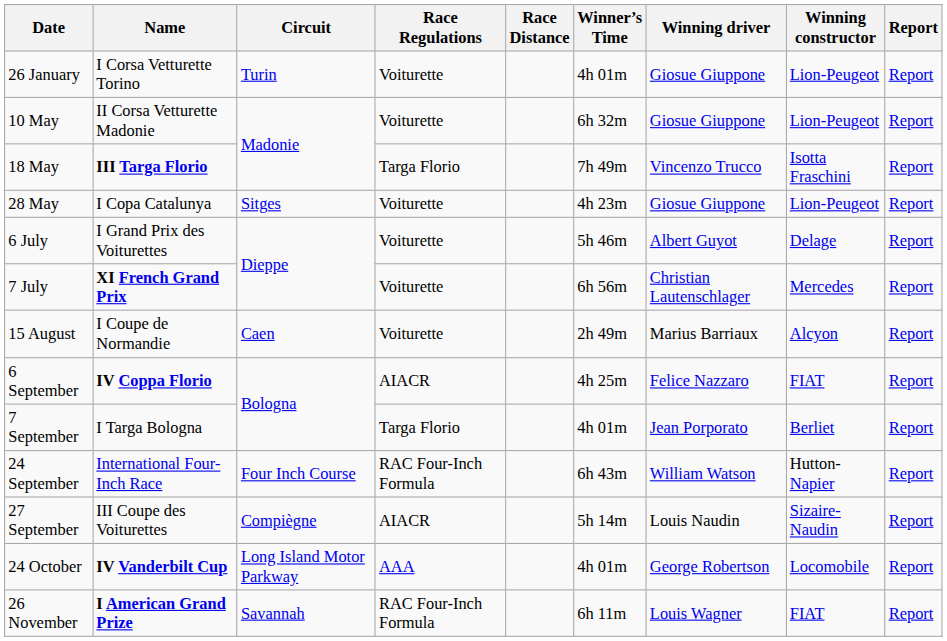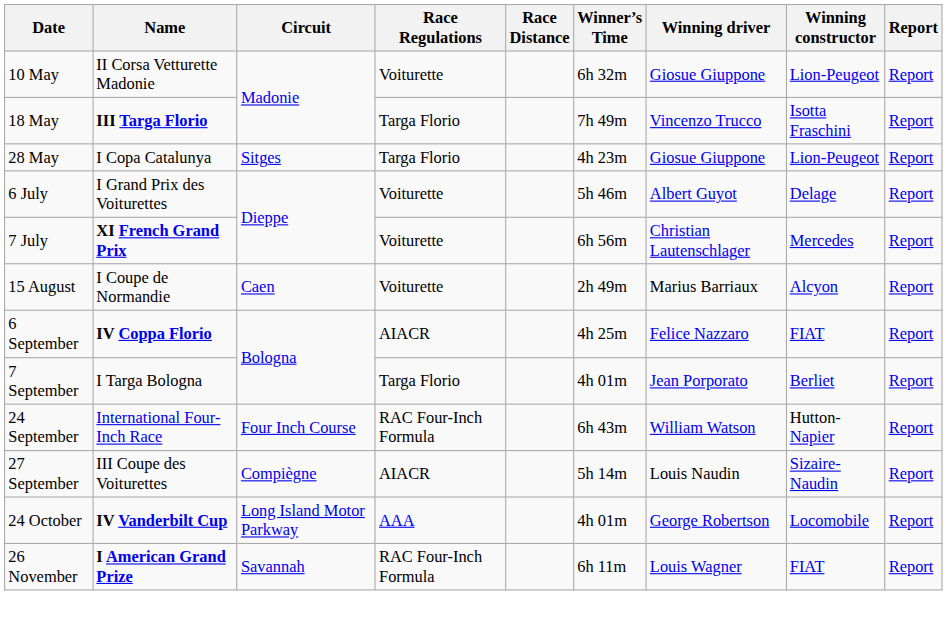- row: (44, 74)
(411, 204) Voiturette -> (420, 157) Targa Florio
